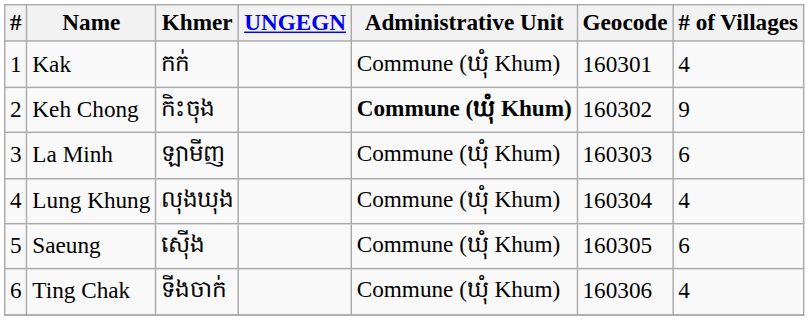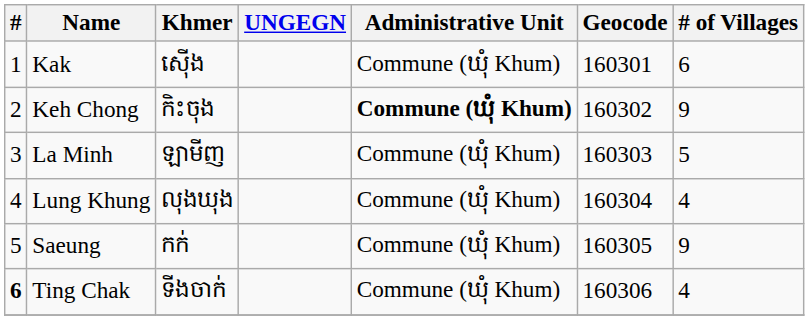(175, 62) កក់ -> (183, 62) ស៊ើង
(684, 64) 4 -> (684, 64) 6
(684, 155) 6 -> (684, 155) 5
(183, 244) ស៊ើង -> (175, 244) កក់
(684, 246) 6 -> (684, 246) 9
(16, 291) normal -> (16, 291) bold
